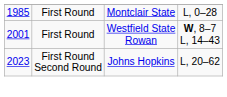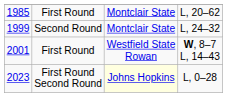(200, 12) L, 0–28 -> (200, 12) L, 20–62
+ row: (18, 28)
(141, 62) no background -> (141, 78) lightyellow background
(200, 62) L, 20–62 -> (200, 78) L, 0–28
